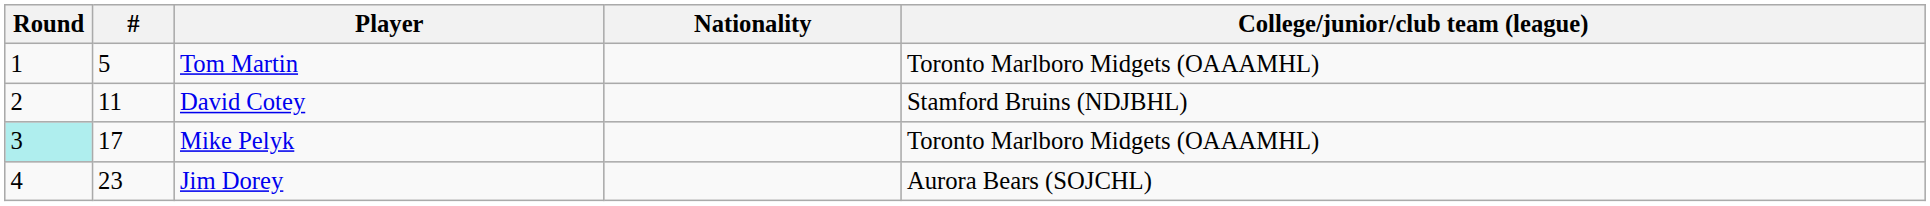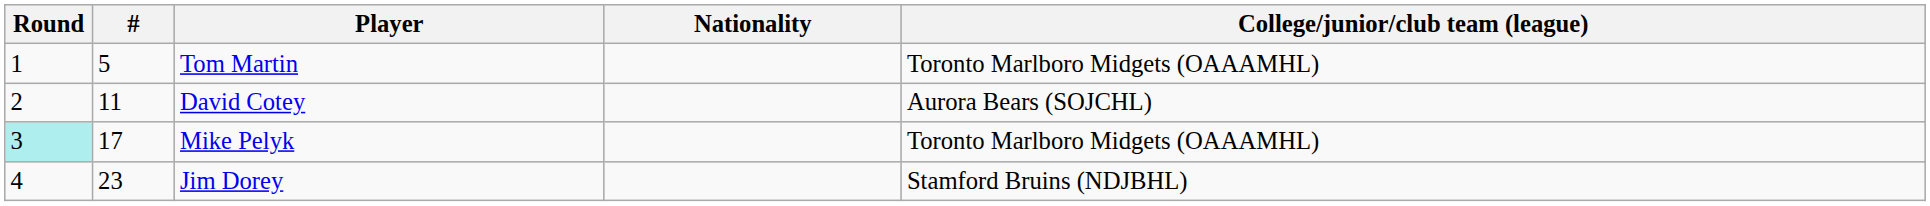(1047, 102) Stamford Bruins (NDJBHL) -> (1029, 102) Aurora Bears (SOJCHL)
(1029, 180) Aurora Bears (SOJCHL) -> (1047, 180) Stamford Bruins (NDJBHL)
